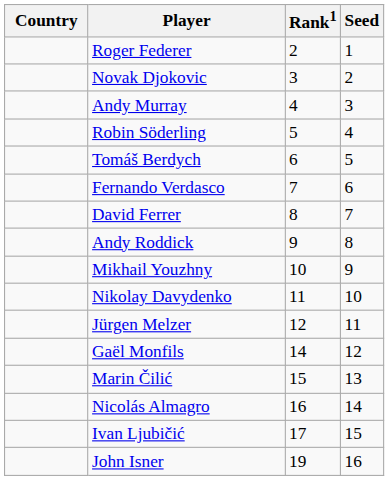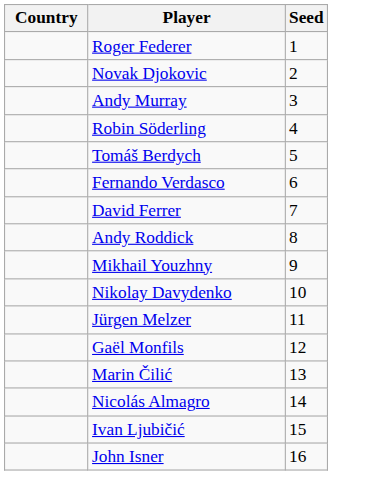- column: (313, 20)
